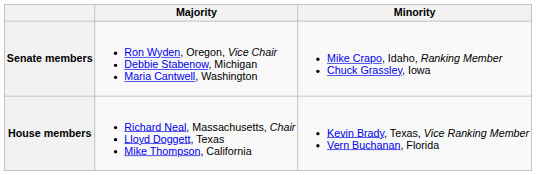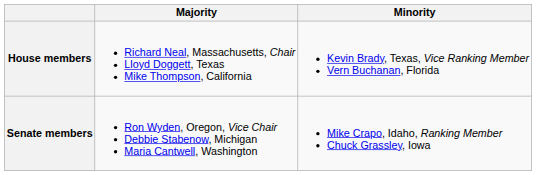rows swapped: (50, 58) <-> (50, 133)
